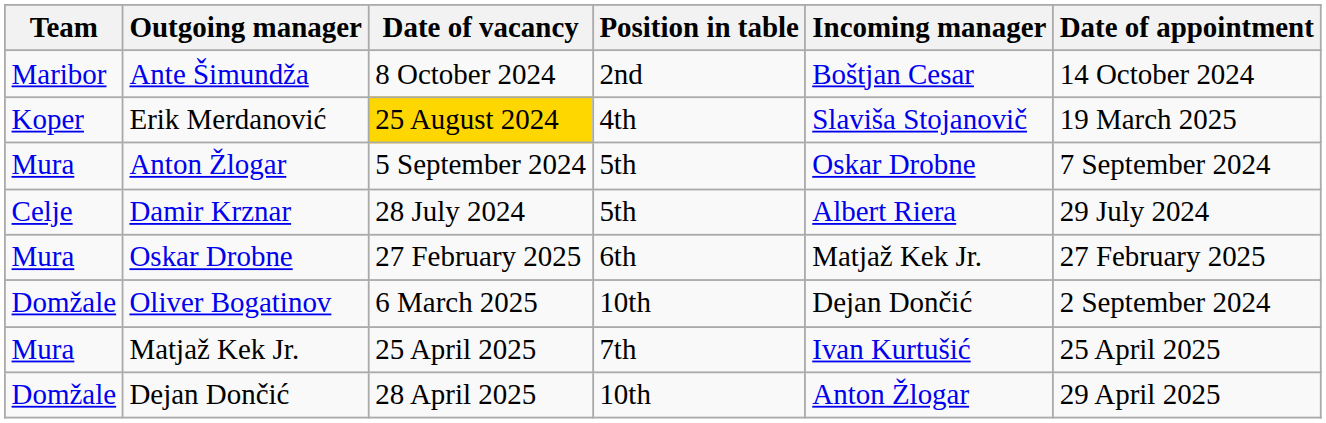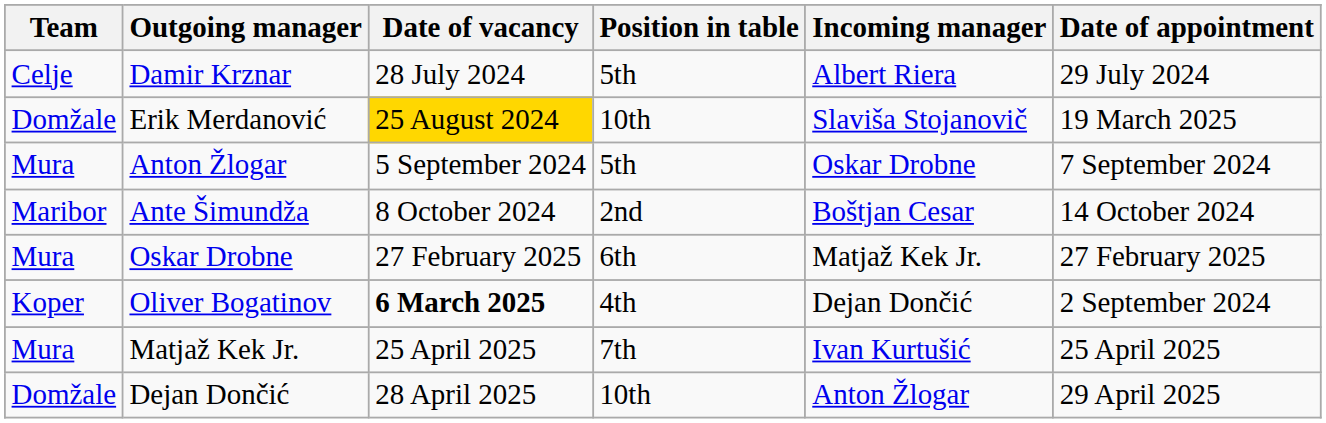rows swapped: (210, 211) <-> (219, 73)
(48, 119) Koper -> (64, 119) Domžale
(618, 119) 4th -> (625, 119) 10th
(64, 303) Domžale -> (48, 303) Koper
(457, 303) normal -> (460, 303) bold
(625, 303) 10th -> (618, 303) 4th
